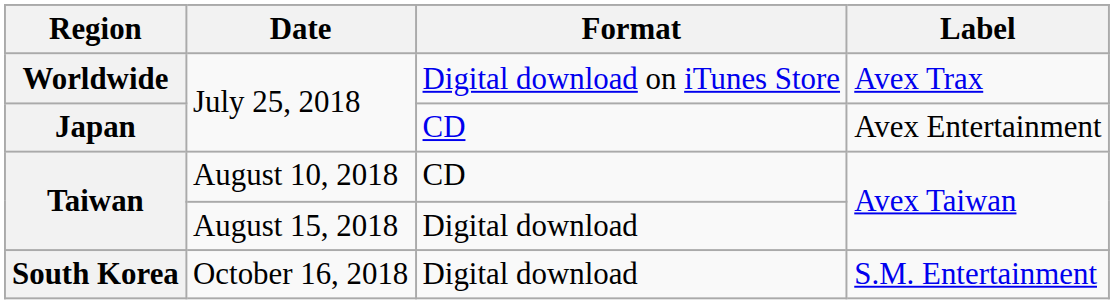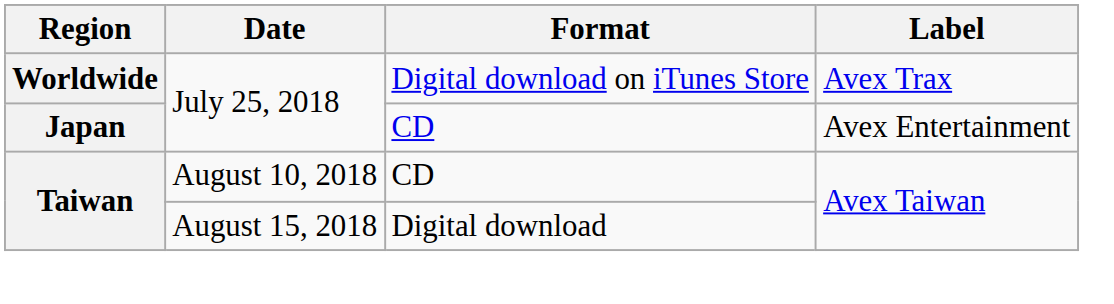- row: (95, 273)
